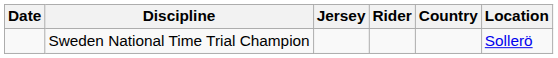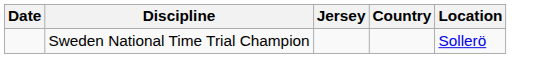- column: (392, 16)
